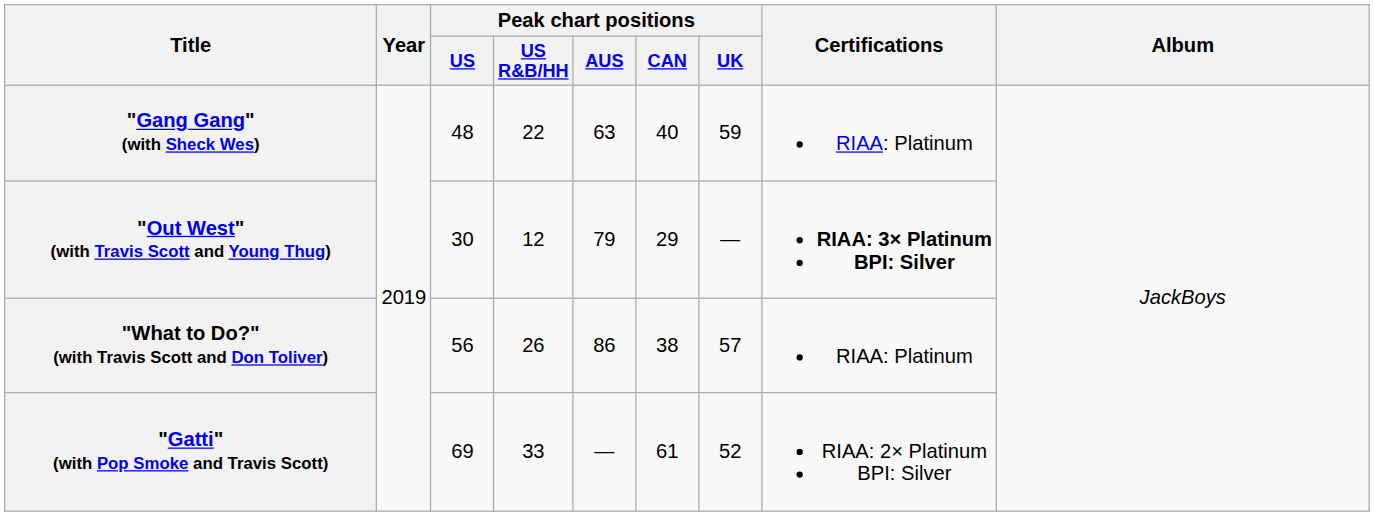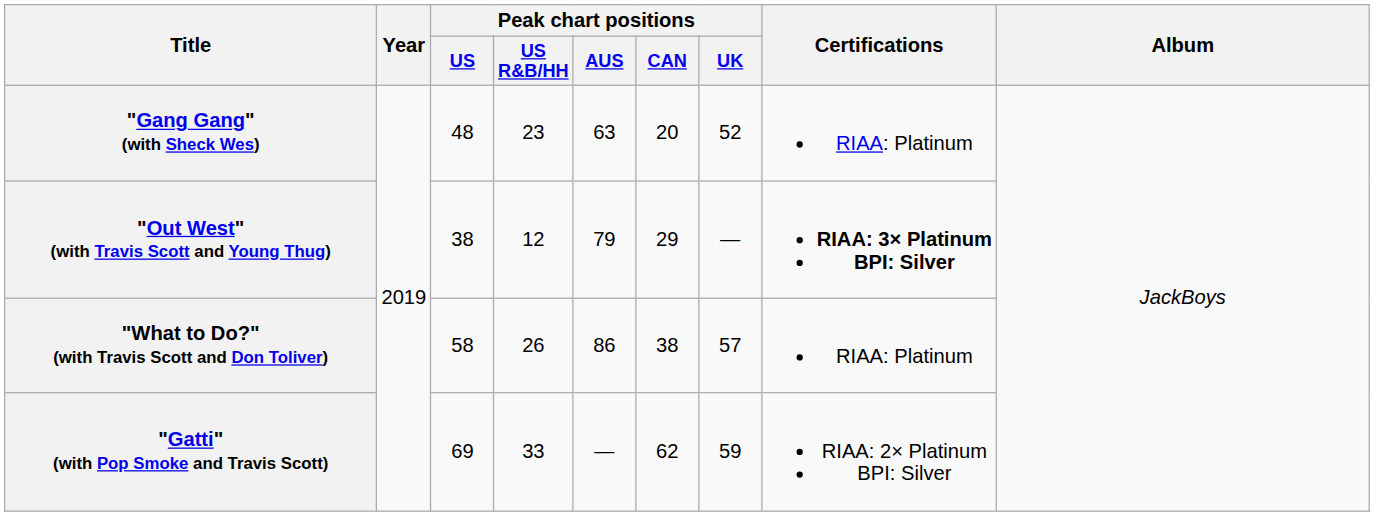(533, 132) 22 -> (533, 132) 23
(667, 132) 40 -> (667, 132) 20
(730, 132) 59 -> (730, 132) 52
(462, 239) 30 -> (462, 239) 38
(462, 345) 56 -> (462, 345) 58
(667, 451) 61 -> (667, 451) 62
(730, 451) 52 -> (730, 451) 59
